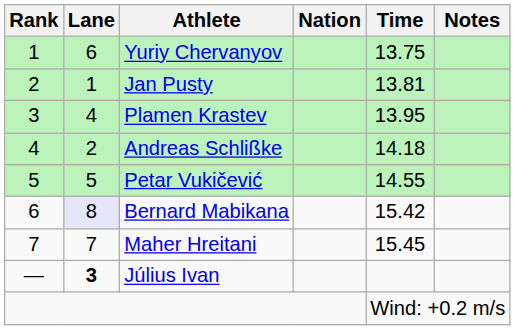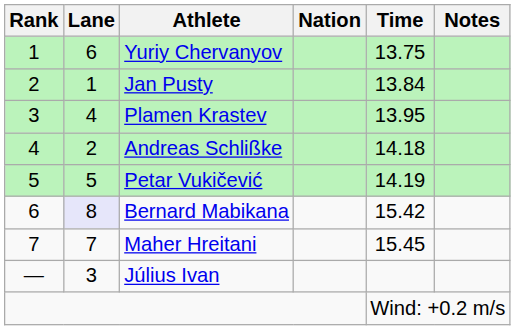(400, 84) 13.81 -> (400, 84) 13.84
(400, 180) 14.55 -> (400, 180) 14.19
(91, 276) bold -> (91, 276) normal
